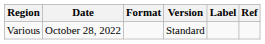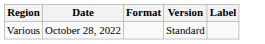- column: (249, 13)
